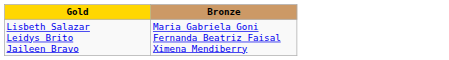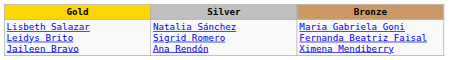+ column: (224, 12)
